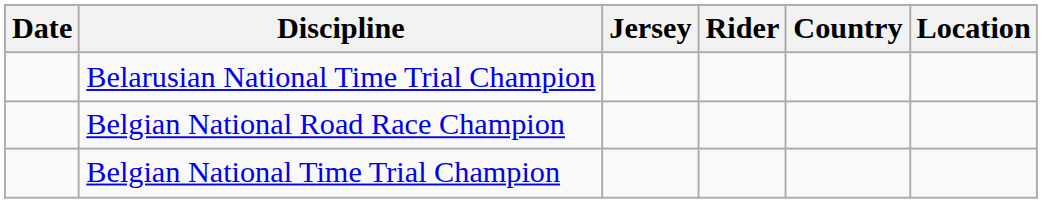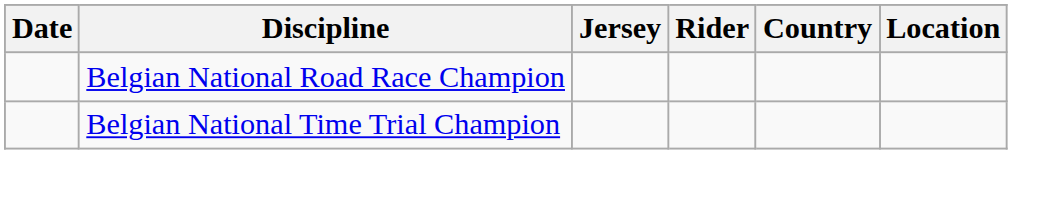- row: (341, 76)
